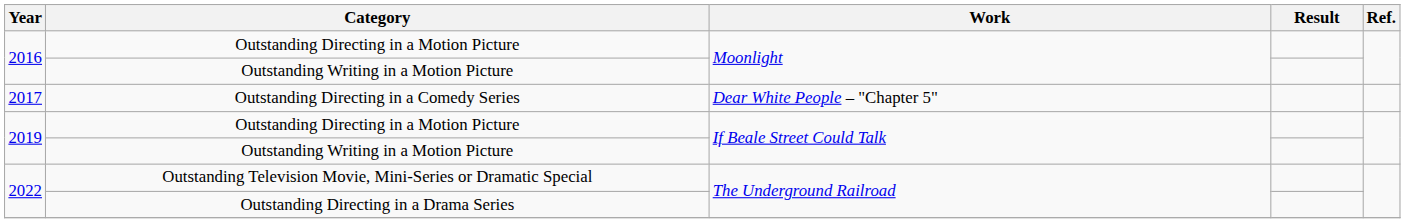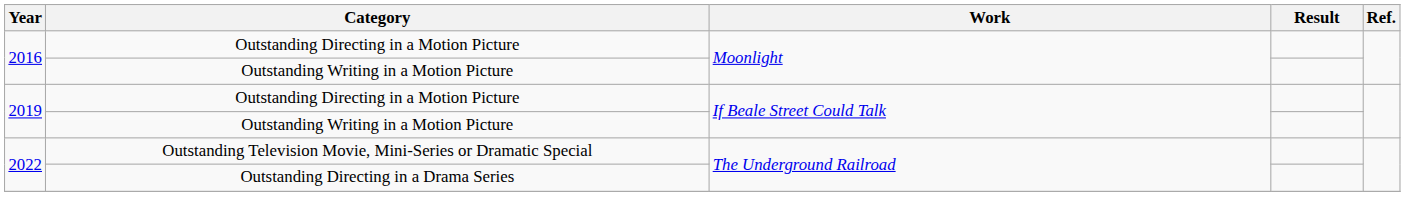- row: (25, 97)
